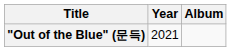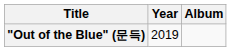(165, 35) 2021 -> (165, 35) 2019
